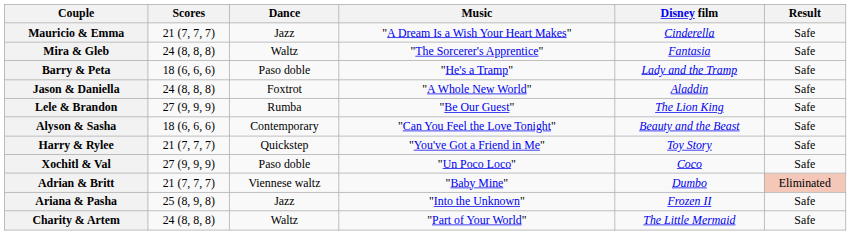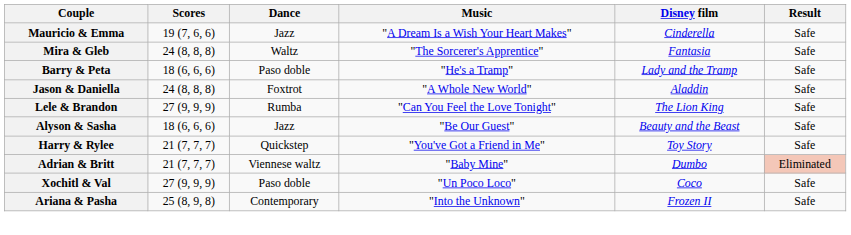(189, 32) 21 (7, 7, 7) -> (189, 32) 19 (7, 6, 6)
(477, 107) "Be Our Guest" -> (477, 107) "Can You Feel the Love Tonight"
(284, 126) Contemporary -> (284, 126) Jazz
(477, 126) "Can You Feel the Love Tonight" -> (477, 126) "Be Our Guest"
rows swapped: (76, 164) <-> (76, 182)
(284, 201) Jazz -> (284, 201) Contemporary
- row: (76, 220)
